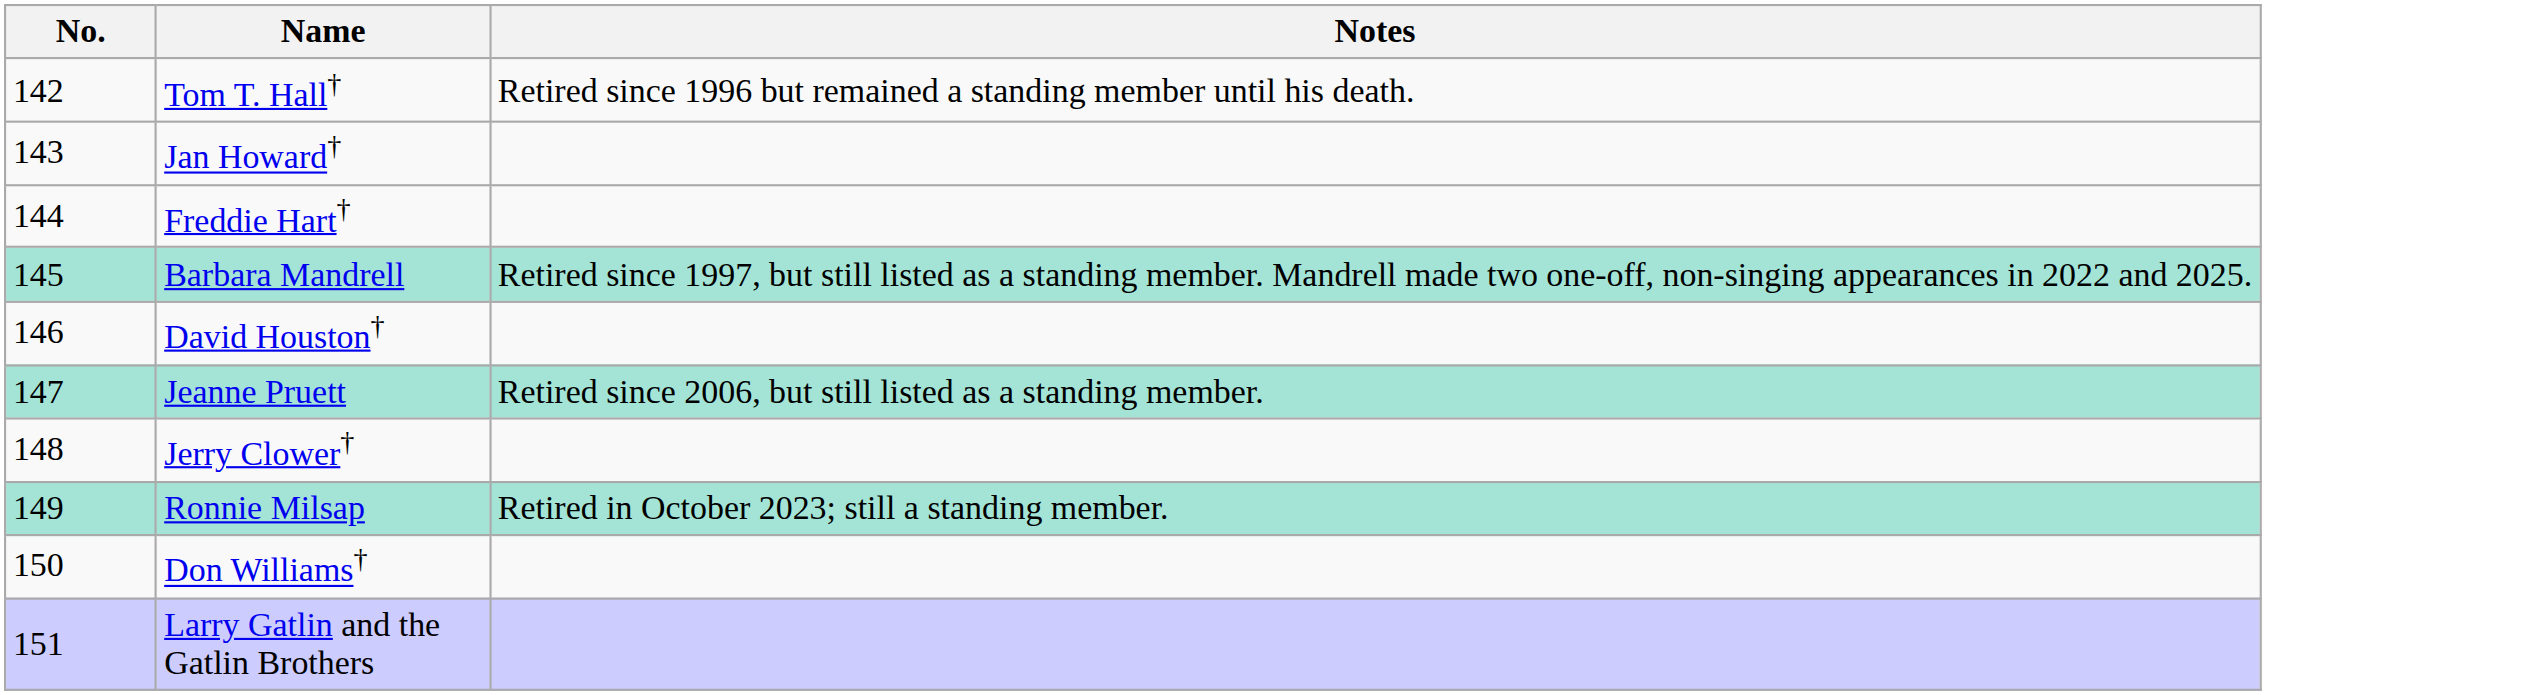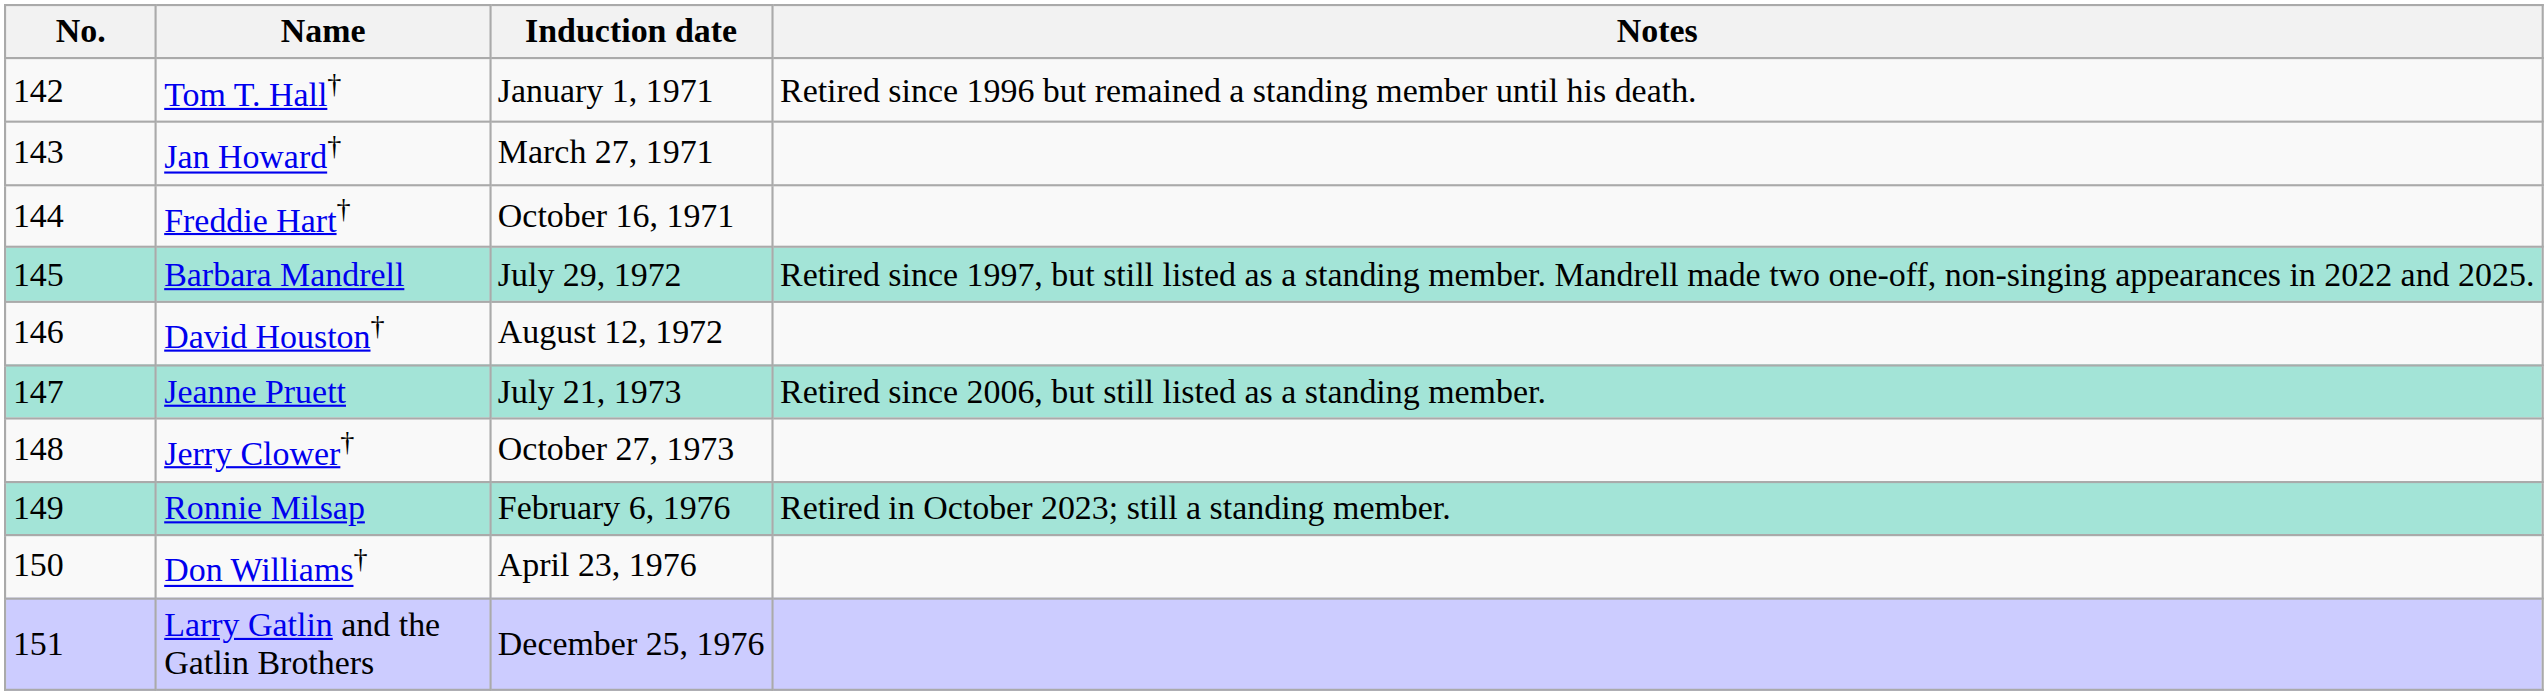+ column: (631, 31)
